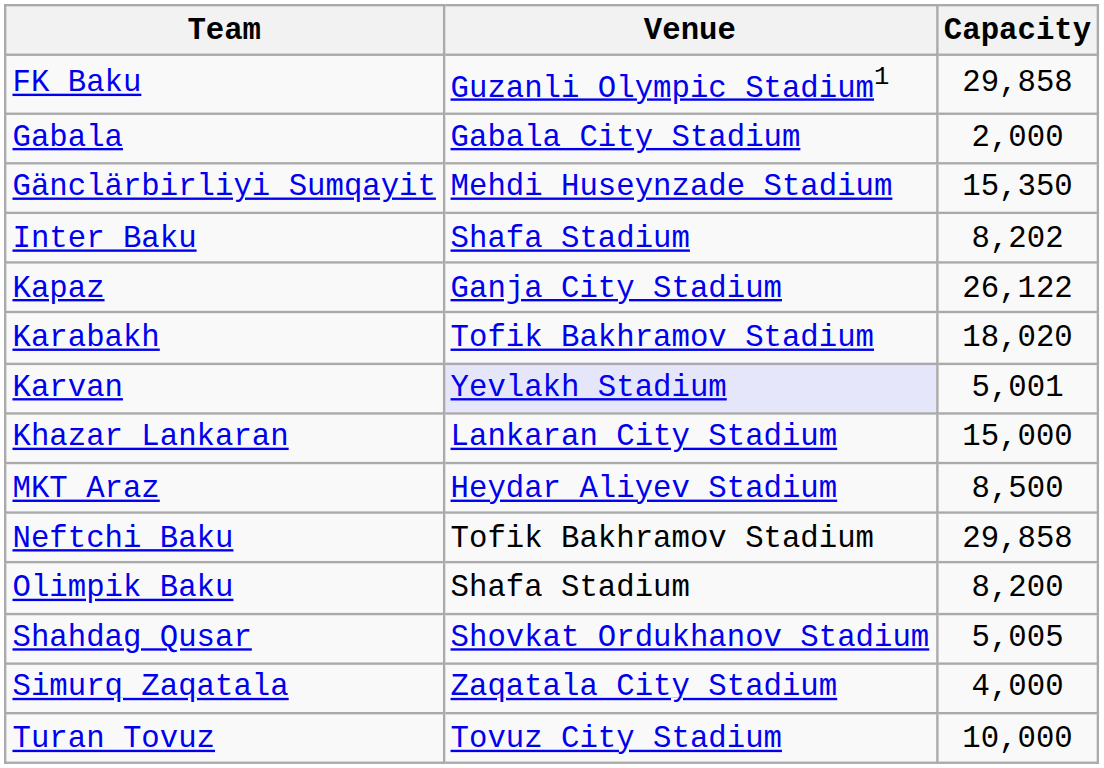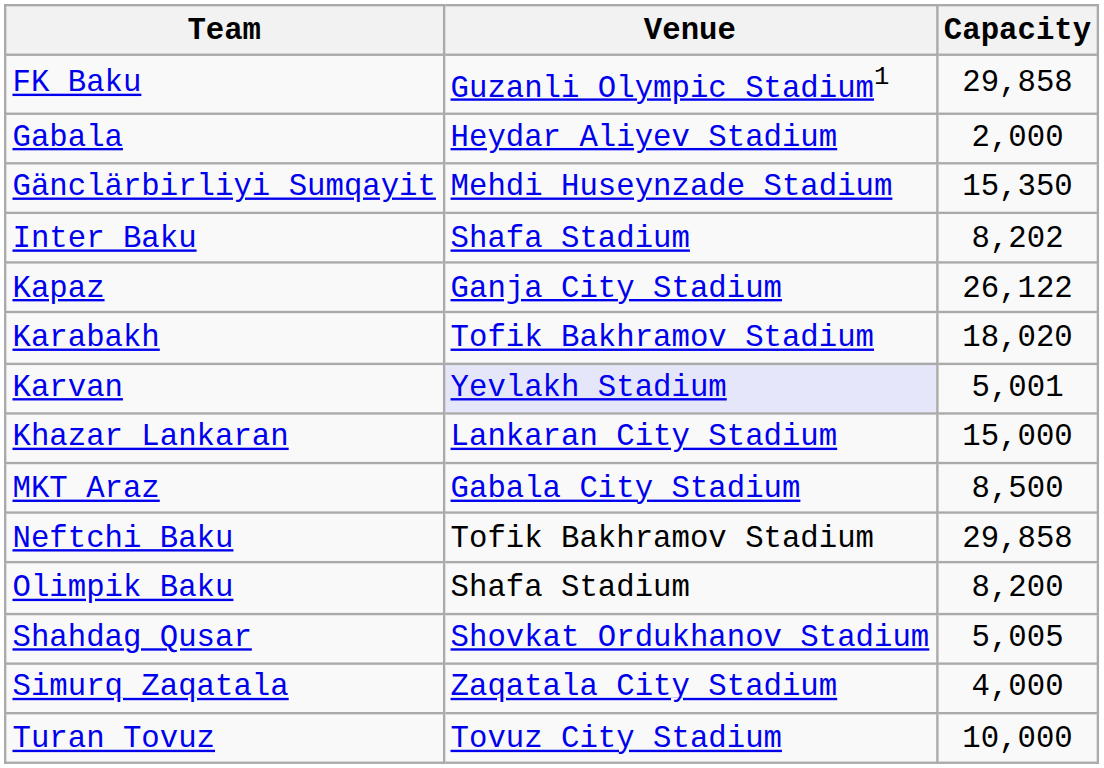(625, 138) Gabala City Stadium -> (644, 138) Heydar Aliyev Stadium
(644, 488) Heydar Aliyev Stadium -> (625, 488) Gabala City Stadium
